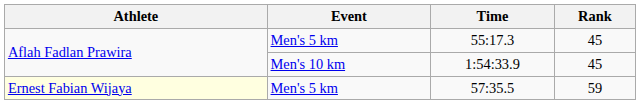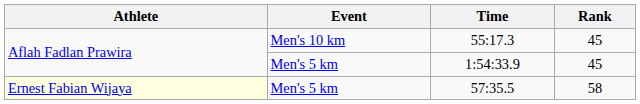(304, 40) Men's 5 km -> (308, 40) Men's 10 km
(308, 64) Men's 10 km -> (304, 64) Men's 5 km
(595, 88) 59 -> (595, 88) 58
